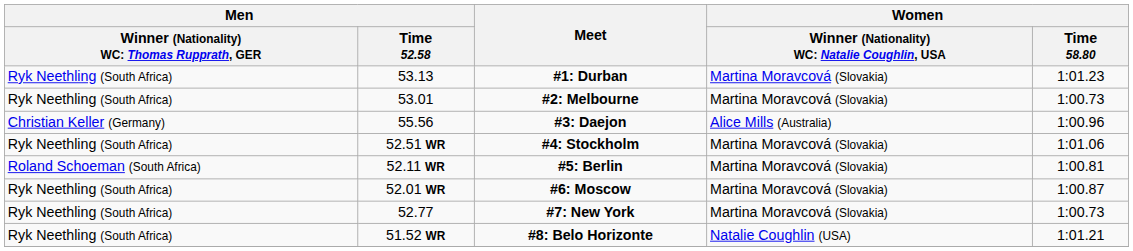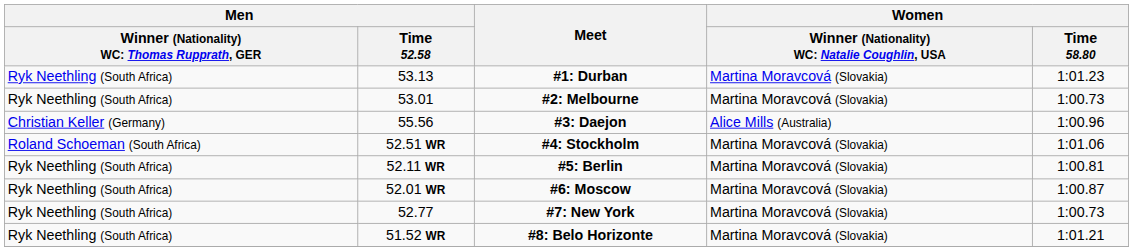(90, 144) Ryk Neethling (South Africa) -> (104, 144) Roland Schoeman (South Africa)
(104, 167) Roland Schoeman (South Africa) -> (90, 167) Ryk Neethling (South Africa)
(780, 235) Natalie Coughlin (USA) -> (799, 235) Martina Moravcová (Slovakia)
